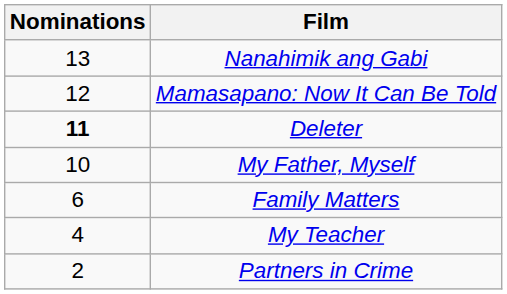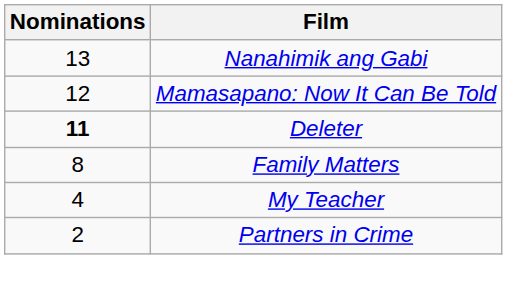- row: (326, 164)
(78, 199) 6 -> (78, 164) 8
